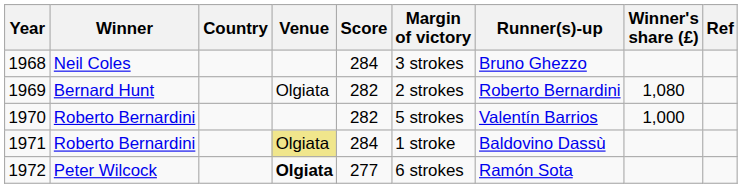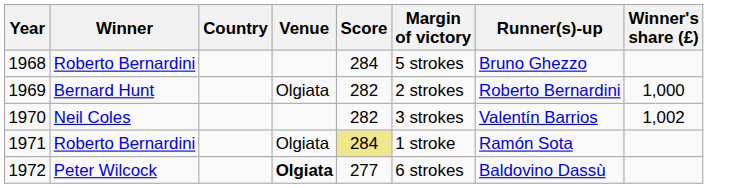- column: (720, 28)
(92, 64) Neil Coles -> (125, 64) Roberto Bernardini
(430, 64) 3 strokes -> (430, 64) 5 strokes
(664, 90) 1,080 -> (664, 90) 1,000
(125, 117) Roberto Bernardini -> (92, 117) Neil Coles
(430, 117) 5 strokes -> (430, 117) 3 strokes
(664, 117) 1,000 -> (664, 117) 1,002
(302, 144) khaki background -> (302, 144) no background
(364, 144) no background -> (364, 144) khaki background
(542, 144) Baldovino Dassù -> (526, 144) Ramón Sota
(526, 171) Ramón Sota -> (542, 171) Baldovino Dassù
